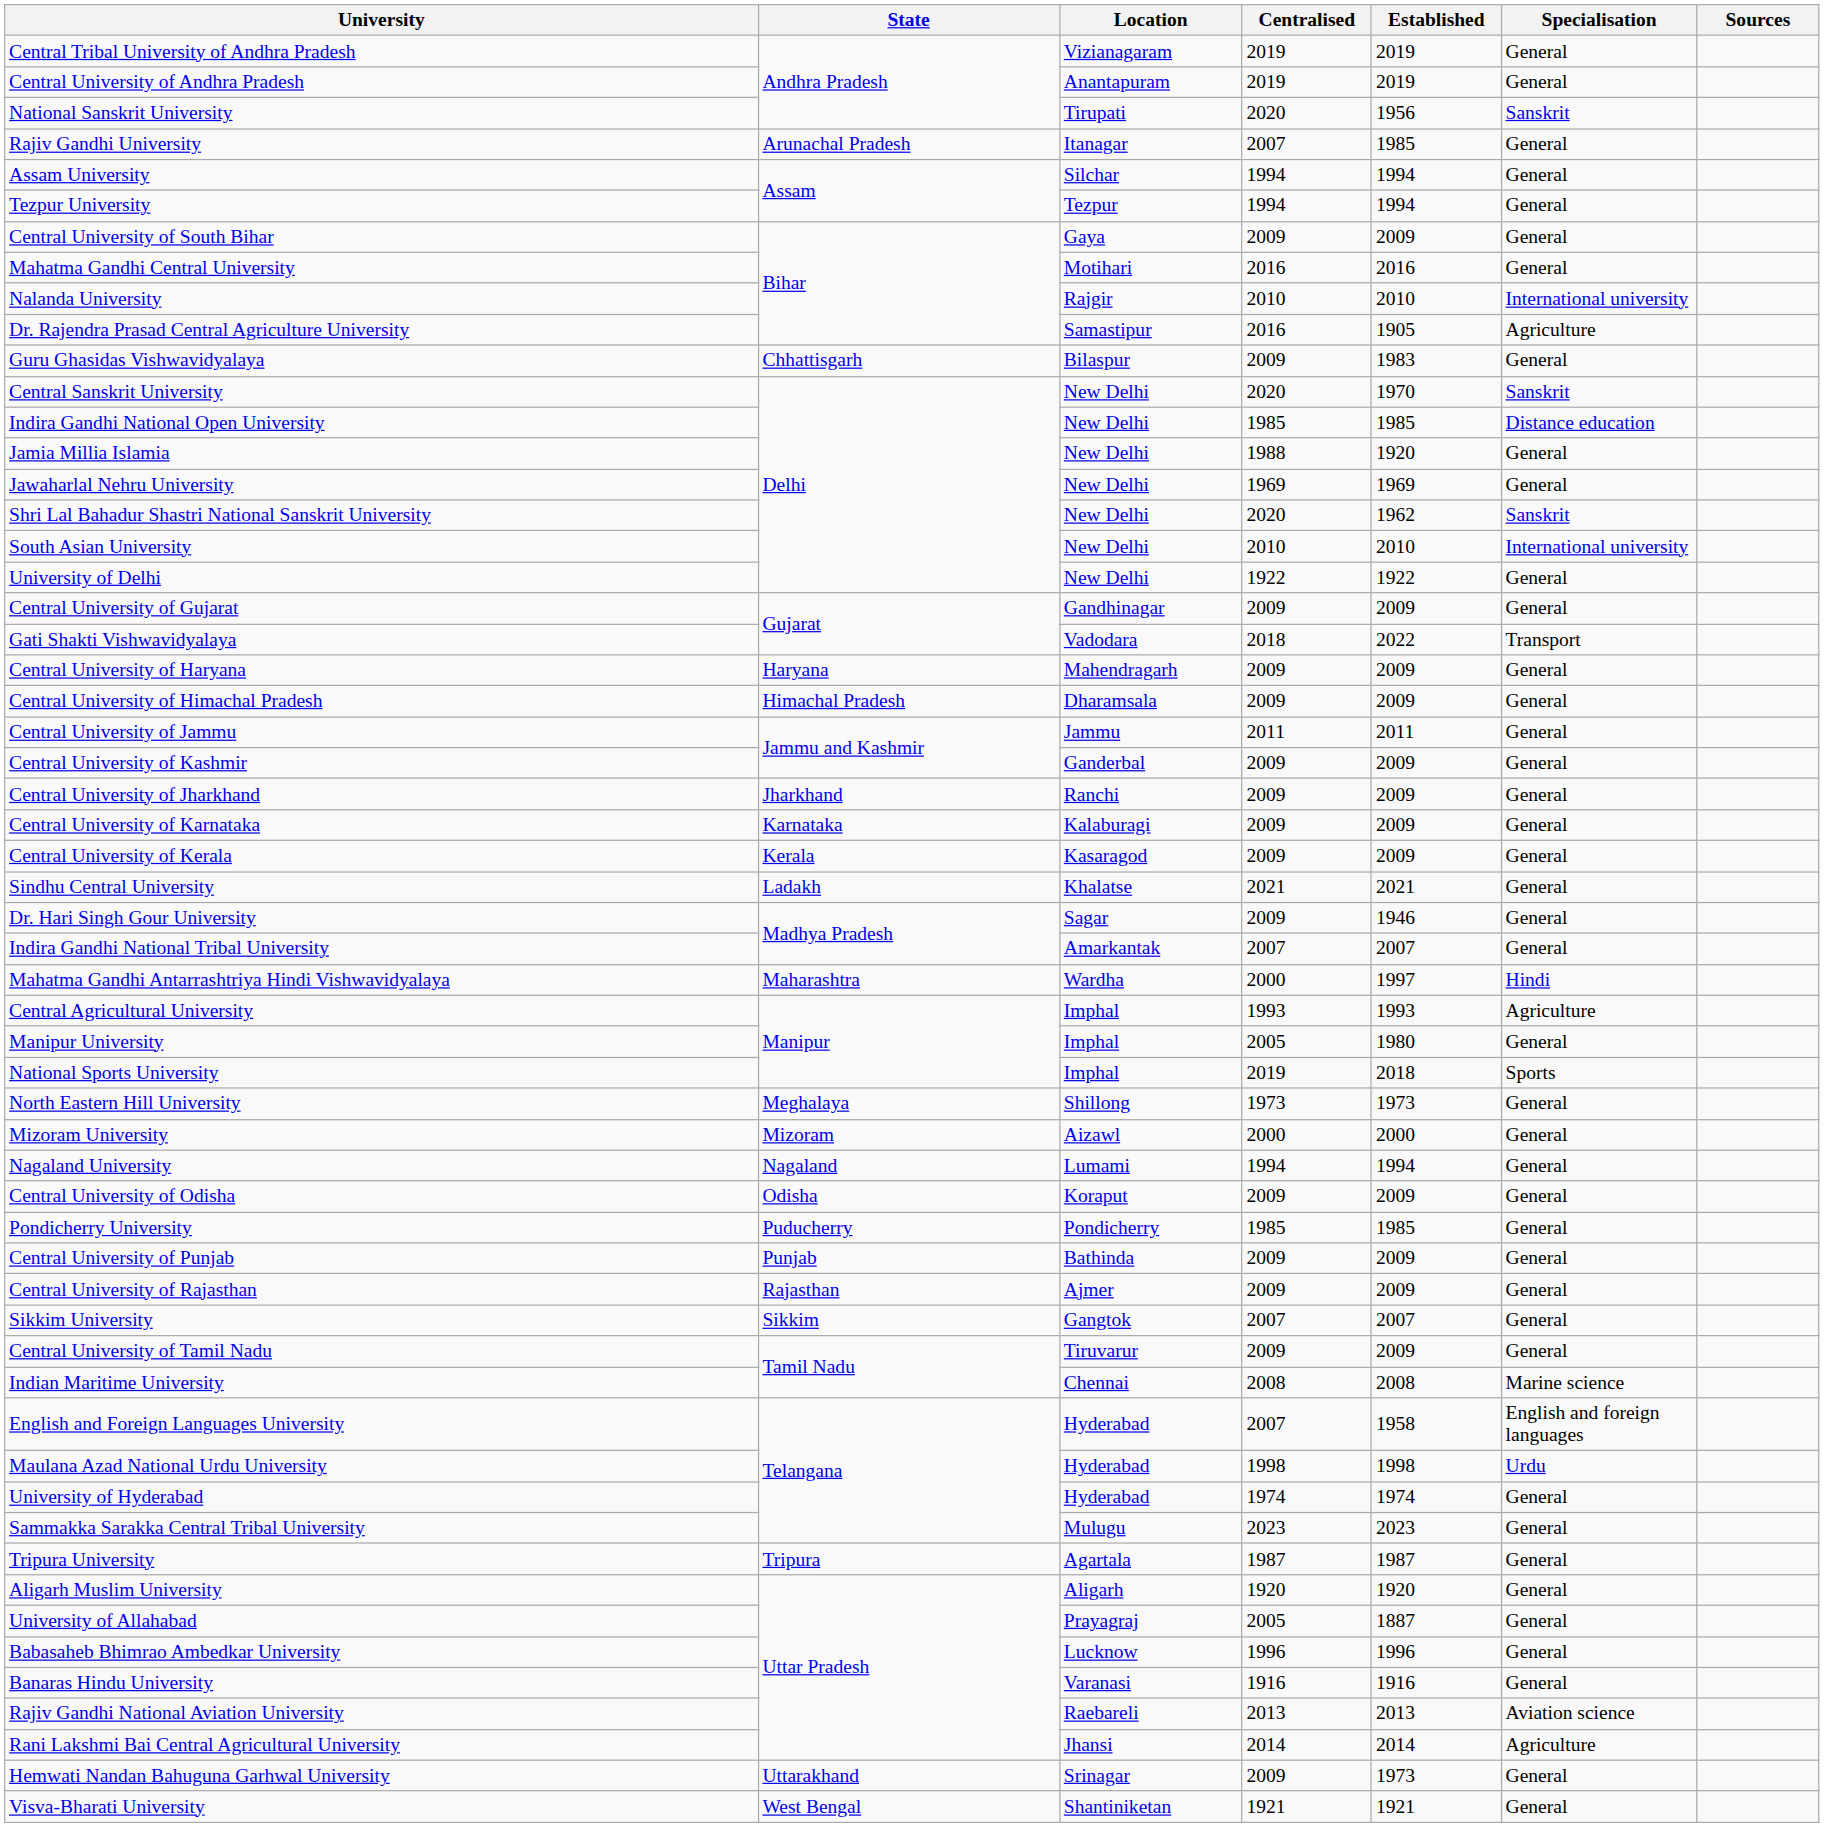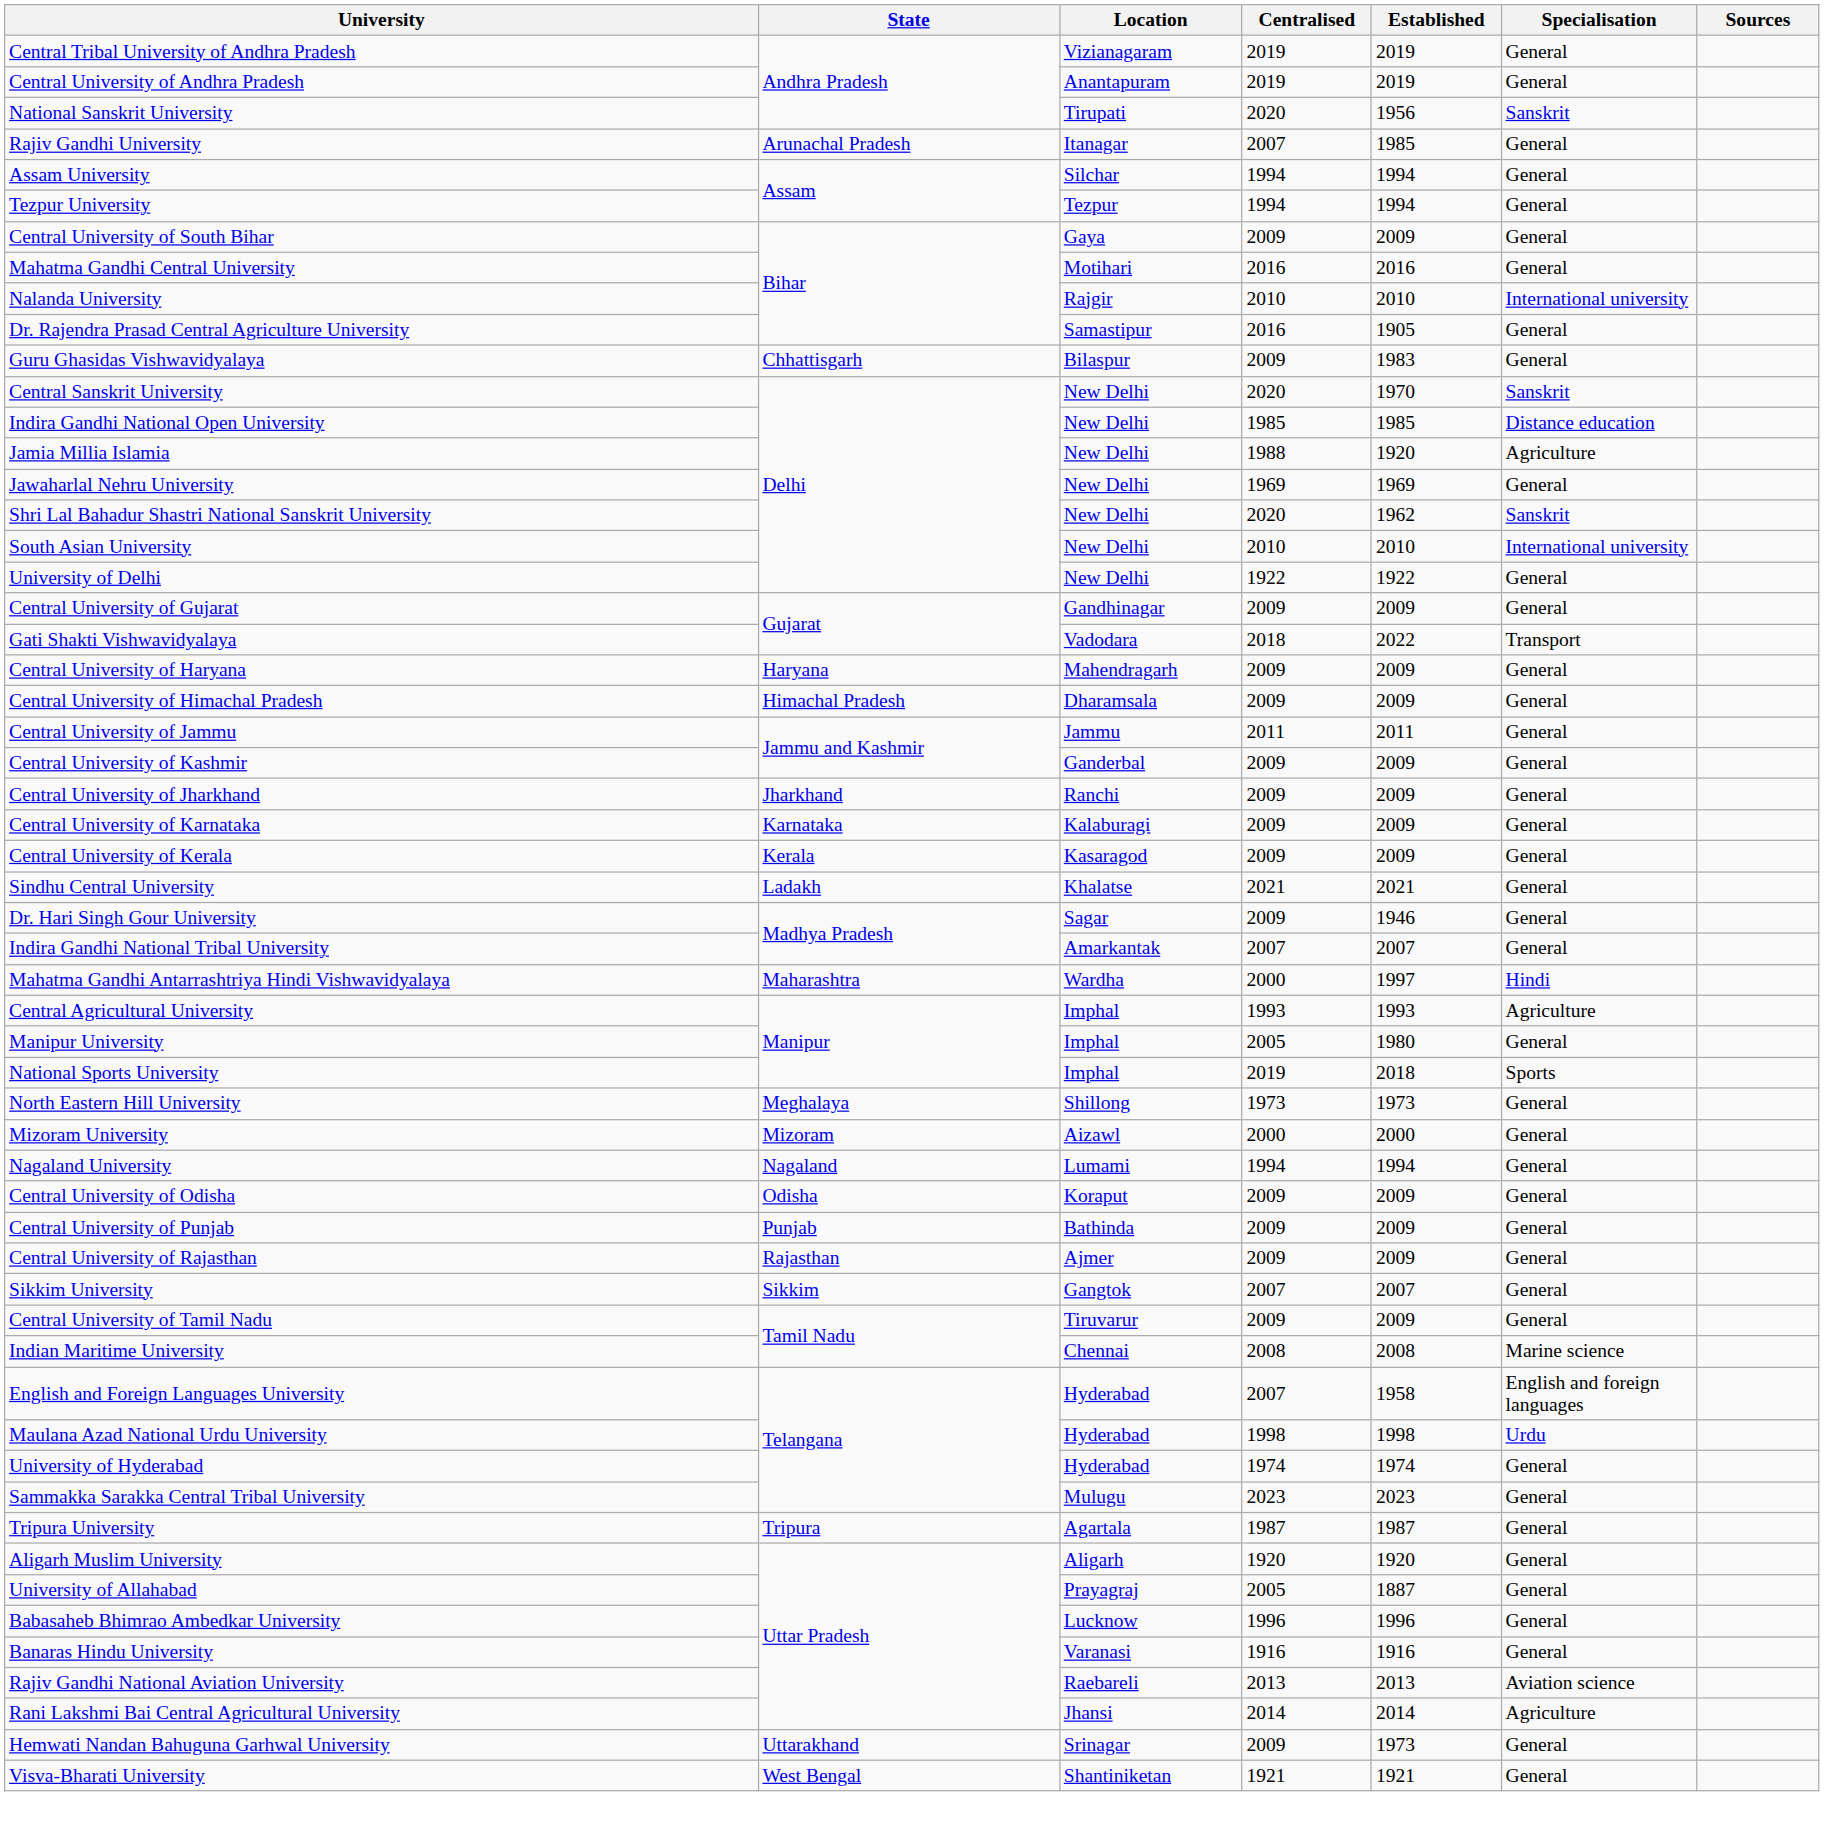(1551, 329) Agriculture -> (1536, 329) General
(1536, 453) General -> (1551, 453) Agriculture
- row: (100, 1227)
